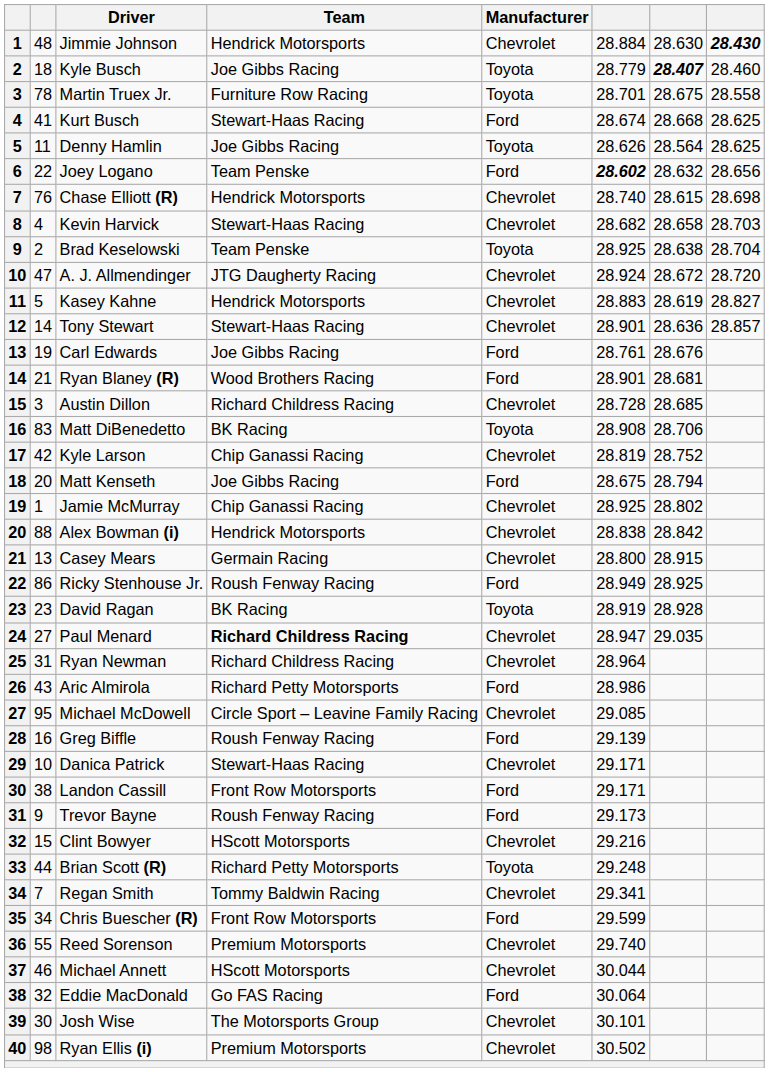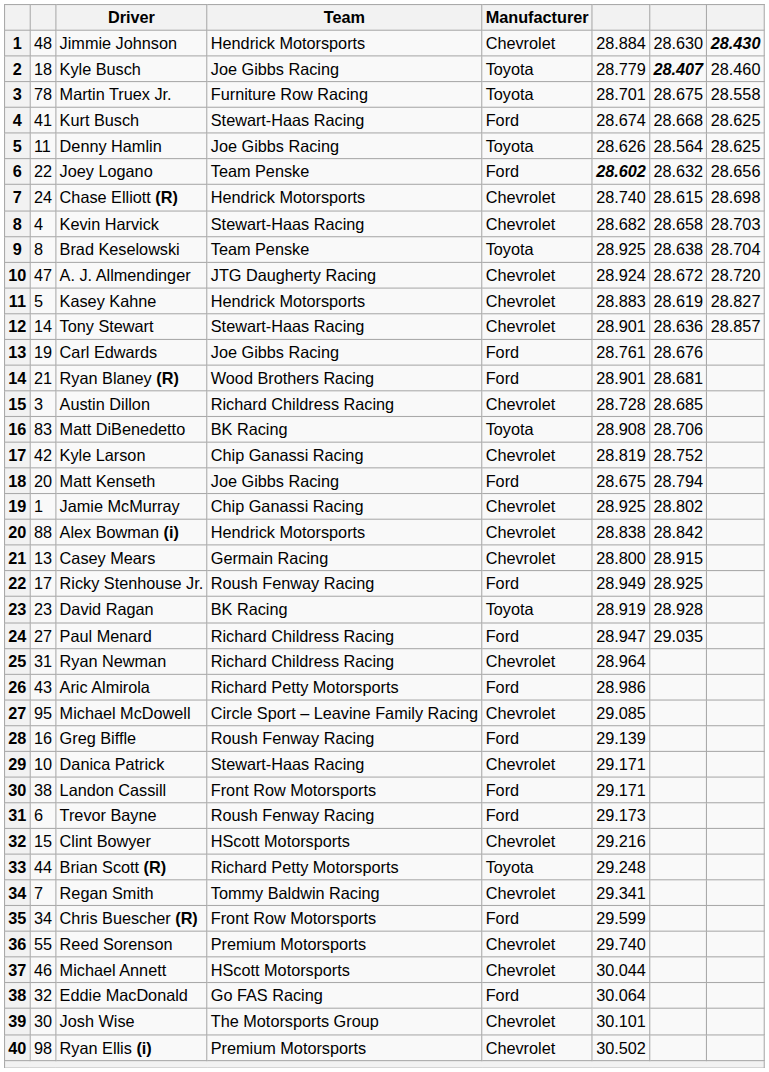(43, 198) 76 -> (43, 198) 24
(38, 249) 2 -> (38, 249) 8
(43, 584) 86 -> (43, 584) 17
(310, 636) bold -> (302, 636) normal
(520, 636) Chevrolet -> (502, 636) Ford
(38, 816) 9 -> (38, 816) 6
